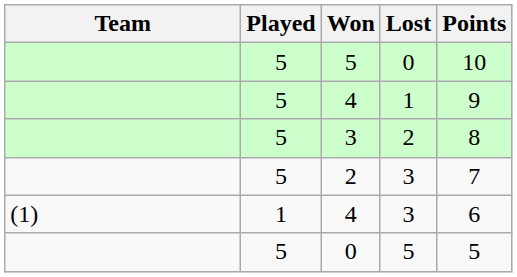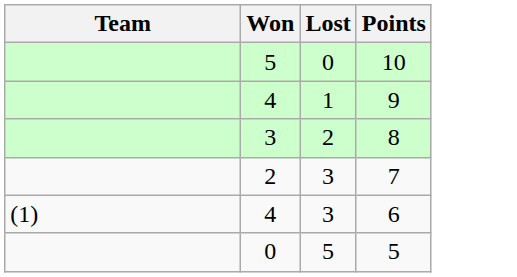- column: (281, 23)
